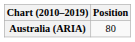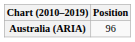(111, 28) 80 -> (111, 28) 96
